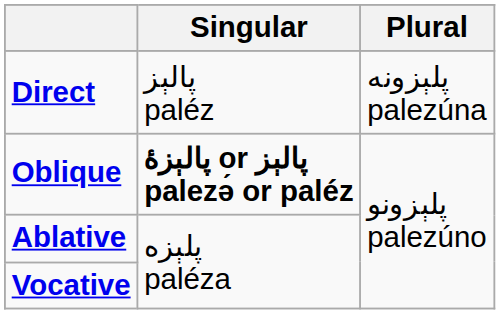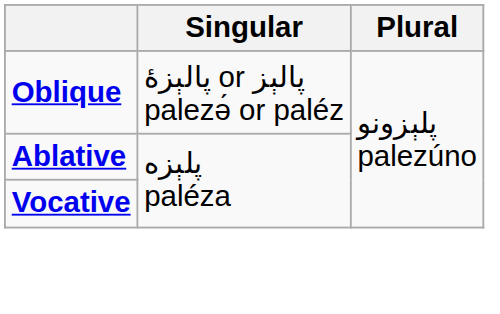- row: (53, 92)
(249, 174) bold -> (244, 92) normal
